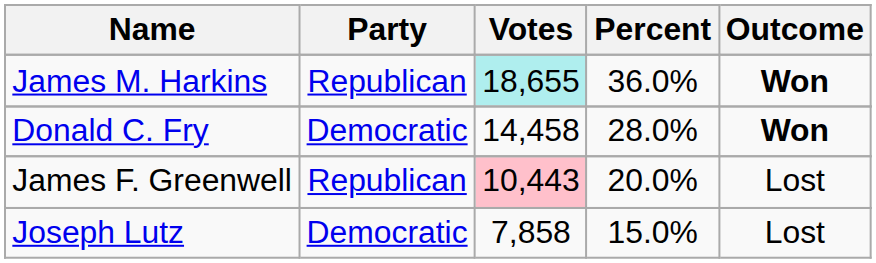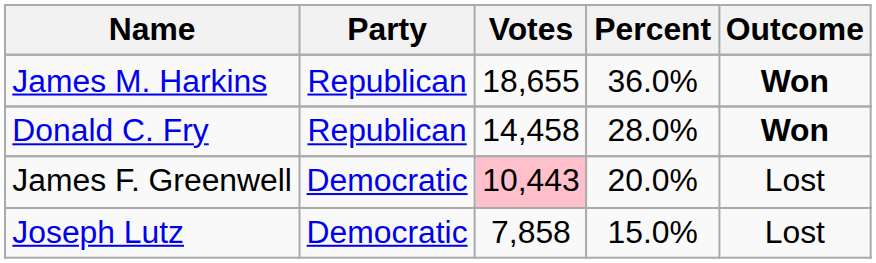(531, 80) paleturquoise background -> (531, 80) no background
(387, 130) Democratic -> (387, 130) Republican
(387, 181) Republican -> (387, 181) Democratic
